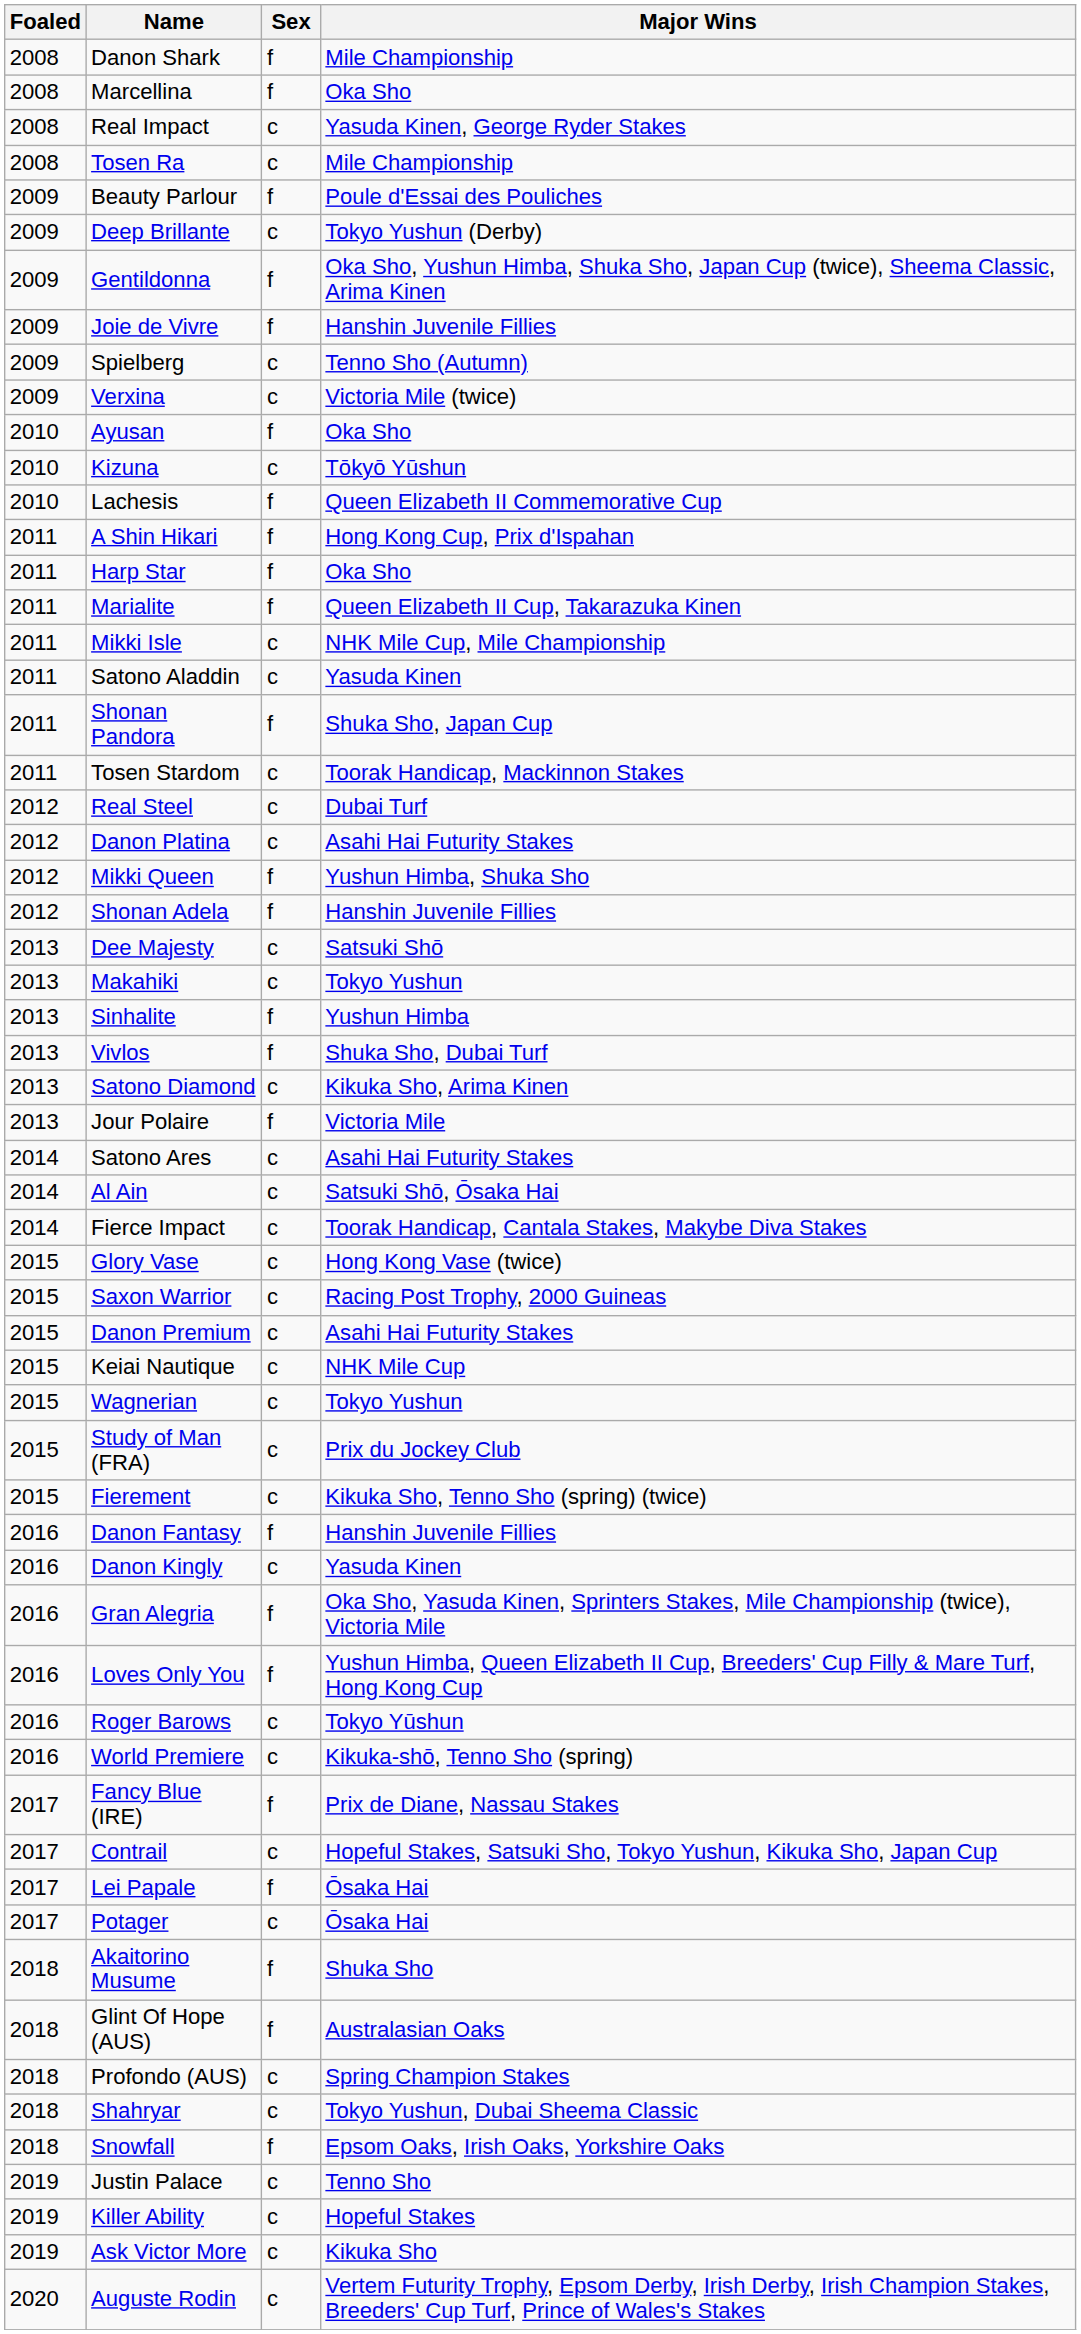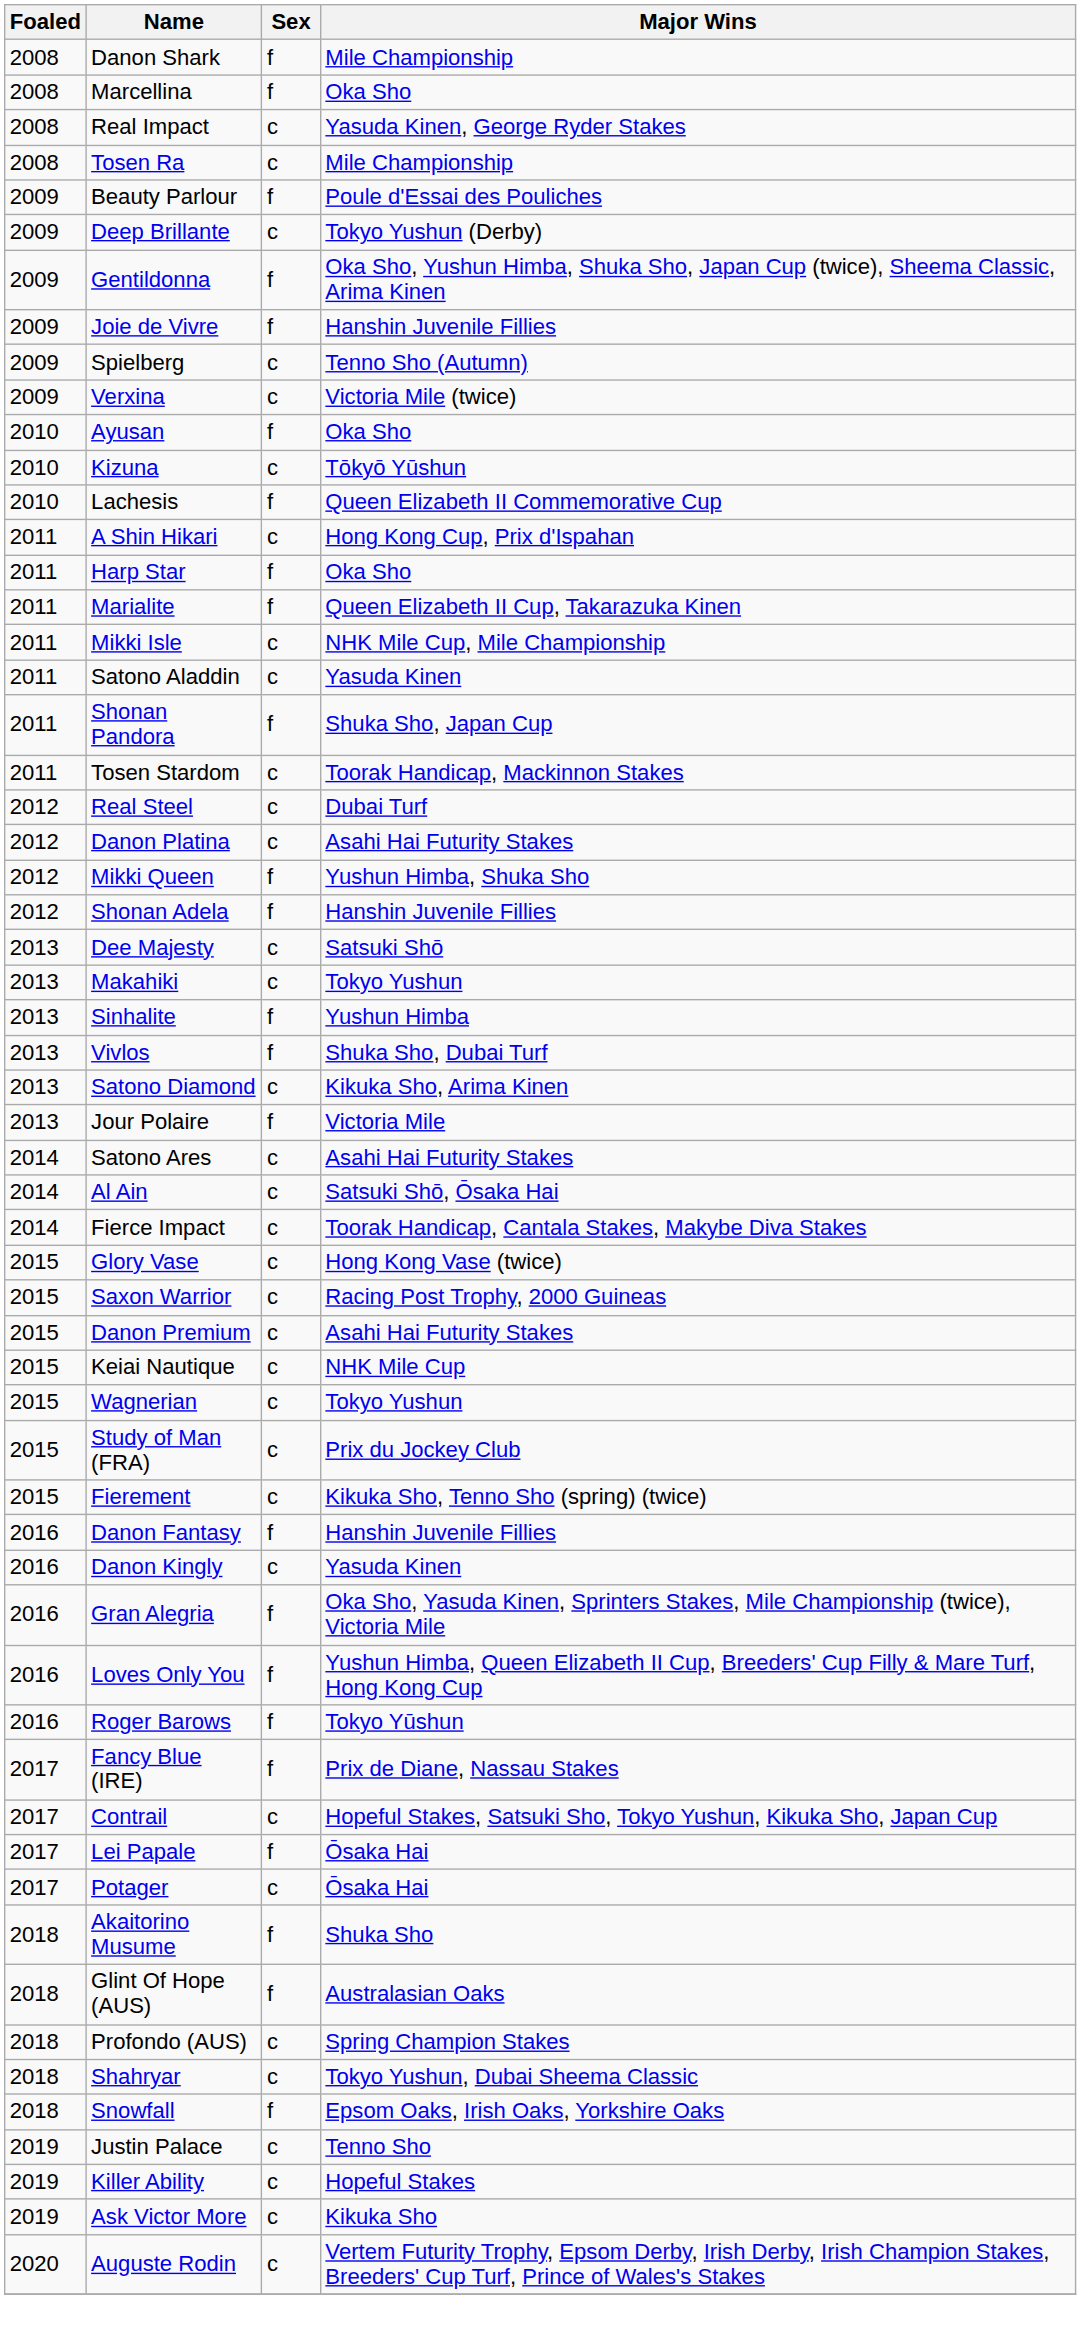(270, 537) f -> (272, 537) c
(272, 1721) c -> (270, 1721) f
- row: (168, 1757)
